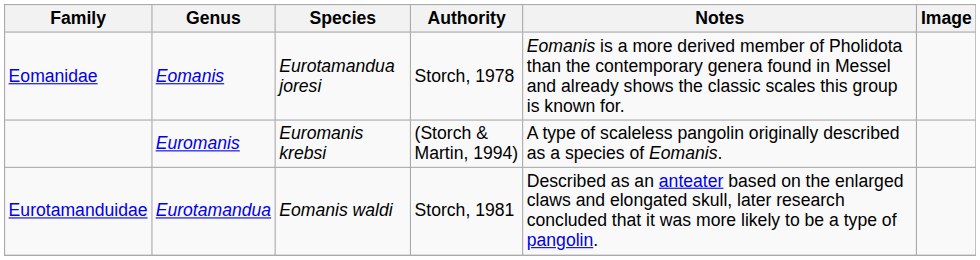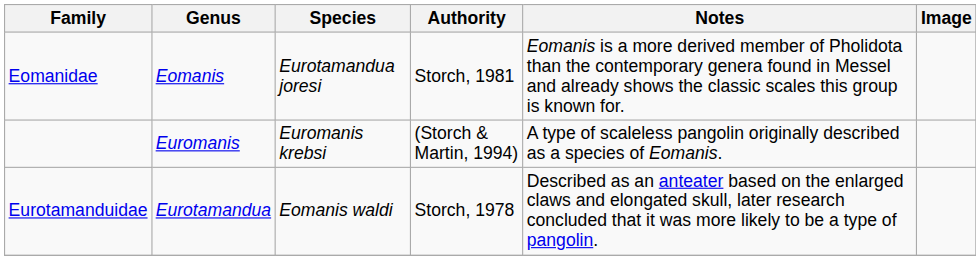(464, 76) Storch, 1978 -> (464, 76) Storch, 1981
(464, 211) Storch, 1981 -> (464, 211) Storch, 1978
